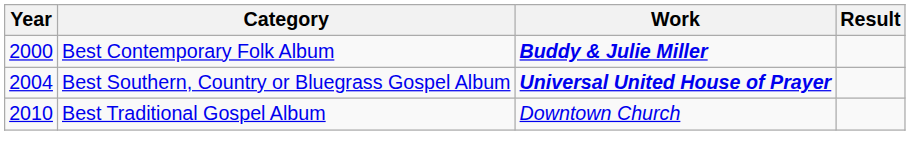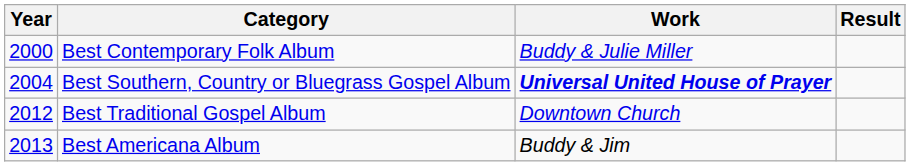(614, 51) bold -> (606, 51) normal
(31, 113) 2010 -> (31, 113) 2012
+ row: (161, 144)
